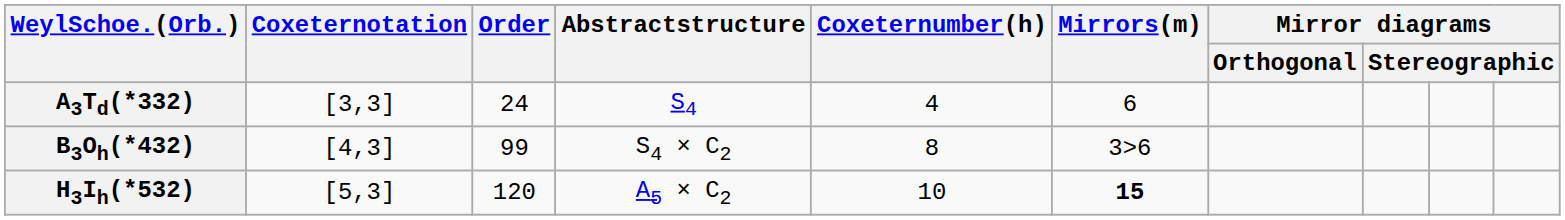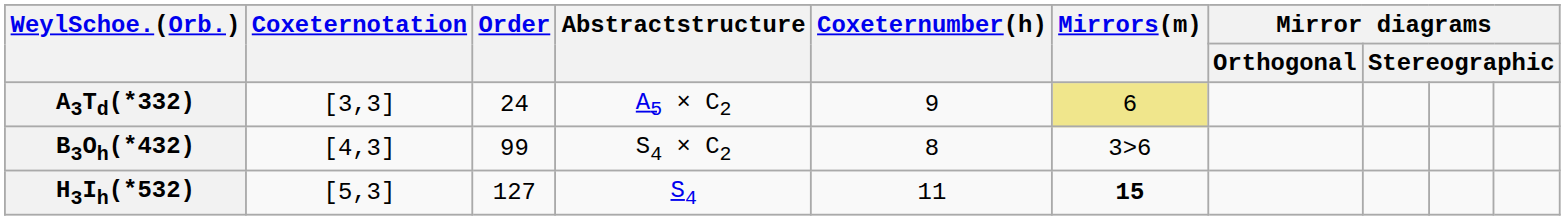(684, 105) S4 -> (684, 105) A5 × C2
(932, 105) 4 -> (932, 105) 9
(1130, 105) no background -> (1130, 105) khaki background
(514, 192) 120 -> (514, 192) 127
(684, 192) A5 × C2 -> (684, 192) S4
(932, 192) 10 -> (932, 192) 11
